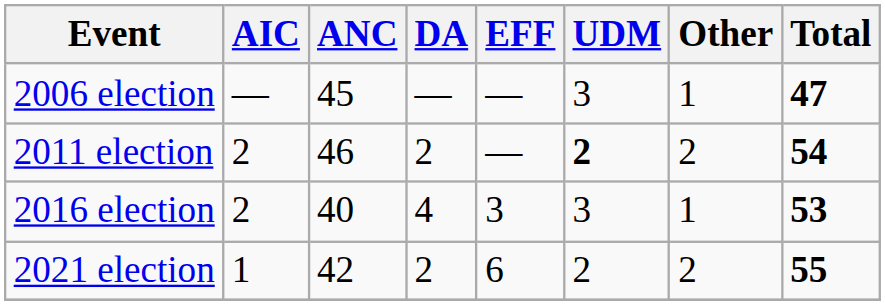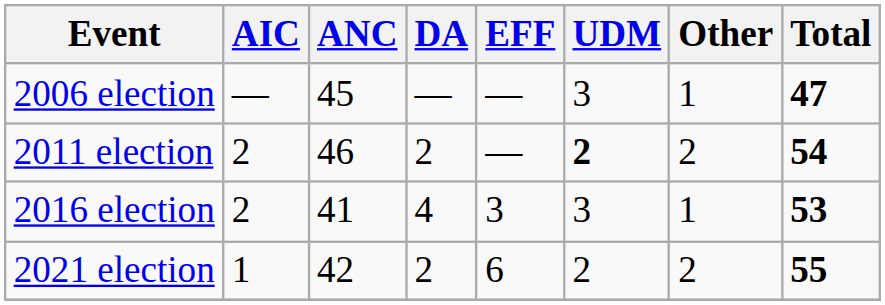(336, 210) 40 -> (336, 210) 41
